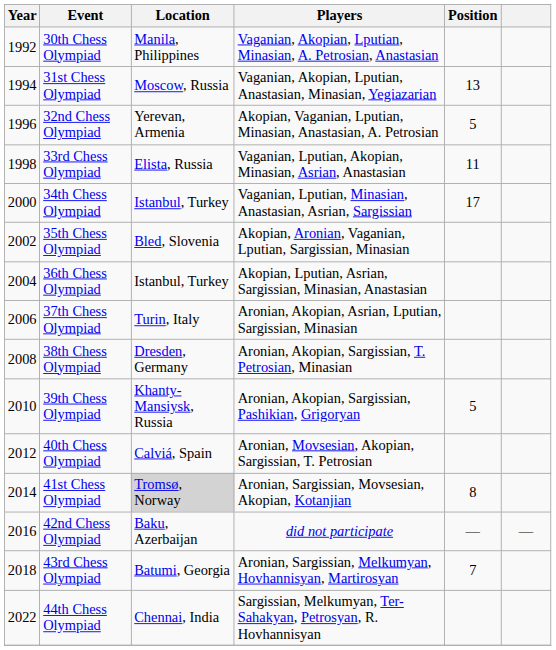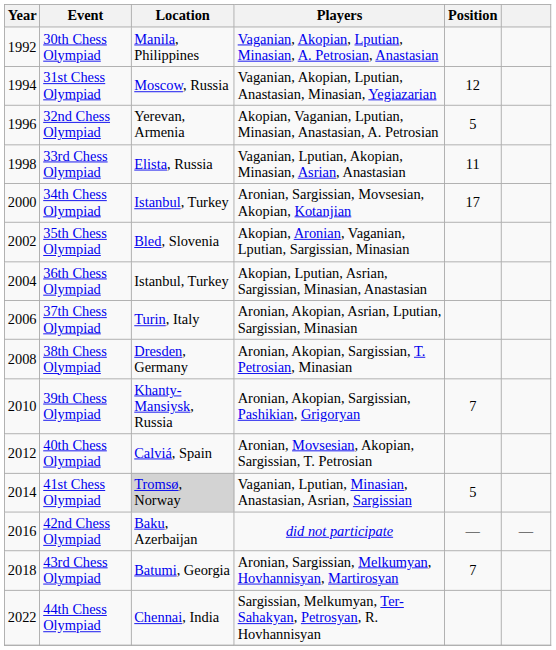(473, 85) 13 -> (473, 85) 12
(325, 203) Vaganian, Lputian, Minasian, Anastasian, Asrian, Sargissian -> (331, 203) Aronian, Sargissian, Movsesian, Akopian, Kotanjian
(473, 406) 5 -> (473, 406) 7
(331, 492) Aronian, Sargissian, Movsesian, Akopian, Kotanjian -> (325, 492) Vaganian, Lputian, Minasian, Anastasian, Asrian, Sargissian
(473, 492) 8 -> (473, 492) 5
